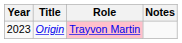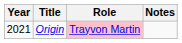(19, 30) 2023 -> (19, 30) 2021
